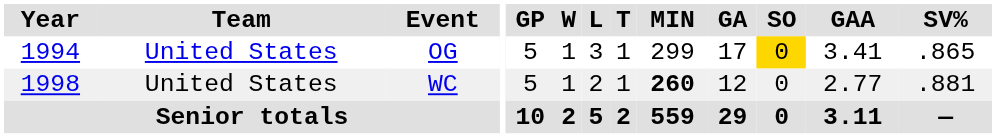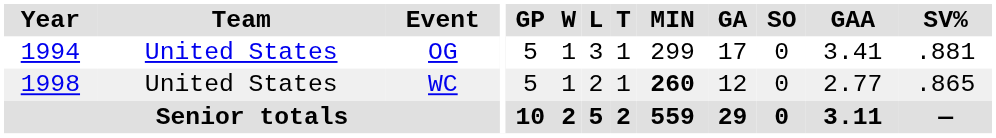(782, 52) gold background -> (782, 52) no background
(946, 52) .865 -> (946, 52) .881
(946, 85) .881 -> (946, 85) .865
